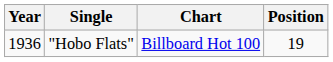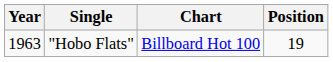(25, 43) 1936 -> (25, 43) 1963
